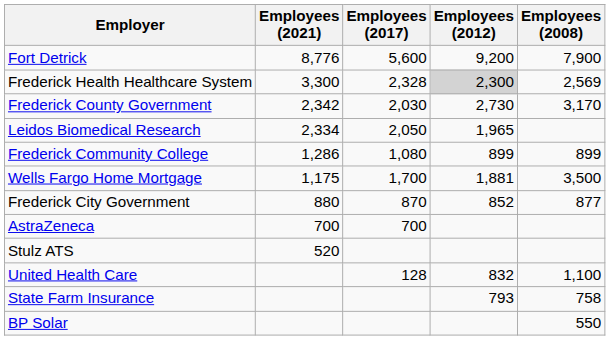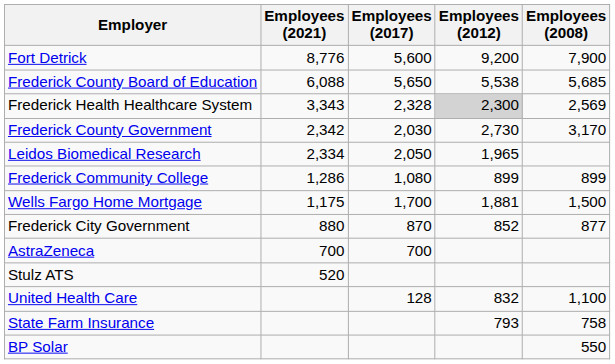+ row: (133, 81)
(320, 81) 3,300 -> (325, 105) 3,343
(582, 178) 3,500 -> (587, 202) 1,500
